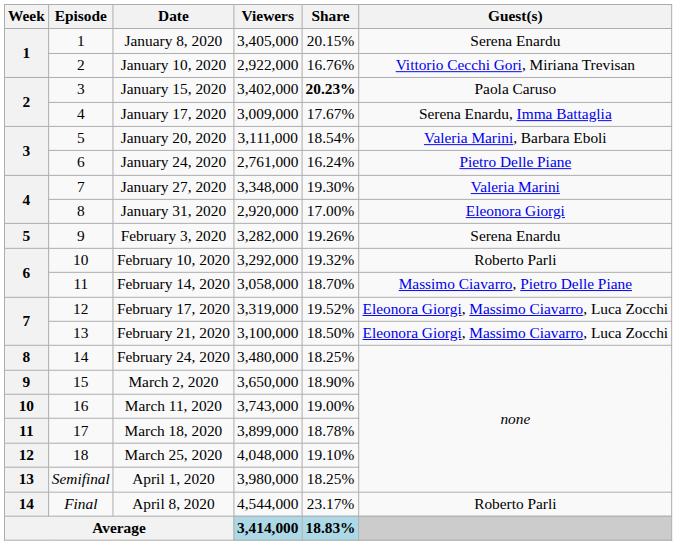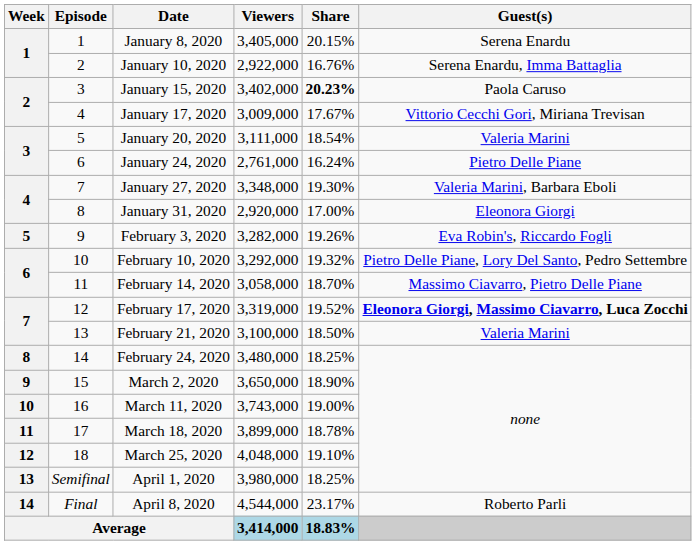(515, 65) Vittorio Cecchi Gori, Miriana Trevisan -> (525, 65) Serena Enardu, Imma Battaglia
(515, 114) Serena Enardu, Imma Battaglia -> (525, 114) Vittorio Cecchi Gori, Miriana Trevisan
(515, 138) Valeria Marini, Barbara Eboli -> (525, 138) Valeria Marini
(515, 187) Valeria Marini -> (525, 187) Valeria Marini, Barbara Eboli
(515, 235) Serena Enardu -> (525, 235) Eva Robin's, Riccardo Fogli
(515, 260) Roberto Parli -> (525, 260) Pietro Delle Piane, Lory Del Santo, Pedro Settembre
(515, 308) normal -> (525, 308) bold
(515, 333) Eleonora Giorgi, Massimo Ciavarro, Luca Zocchi -> (525, 333) Valeria Marini
